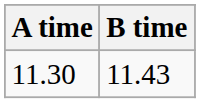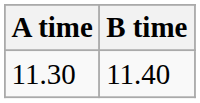(138, 73) 11.43 -> (138, 73) 11.40
